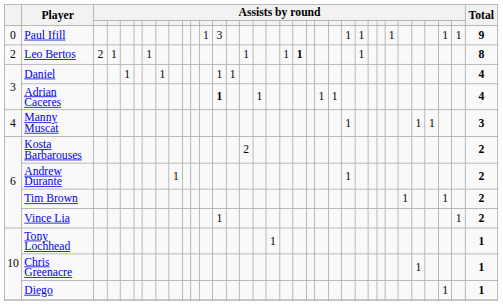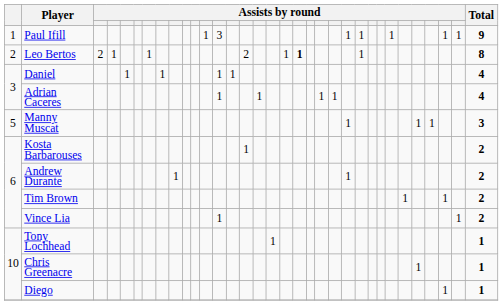(13, 35) 0 -> (13, 35) 1
(246, 55) 1 -> (246, 55) 2
(219, 97) bold -> (219, 97) normal
(13, 123) 4 -> (13, 123) 5
(246, 150) 2 -> (246, 150) 1
